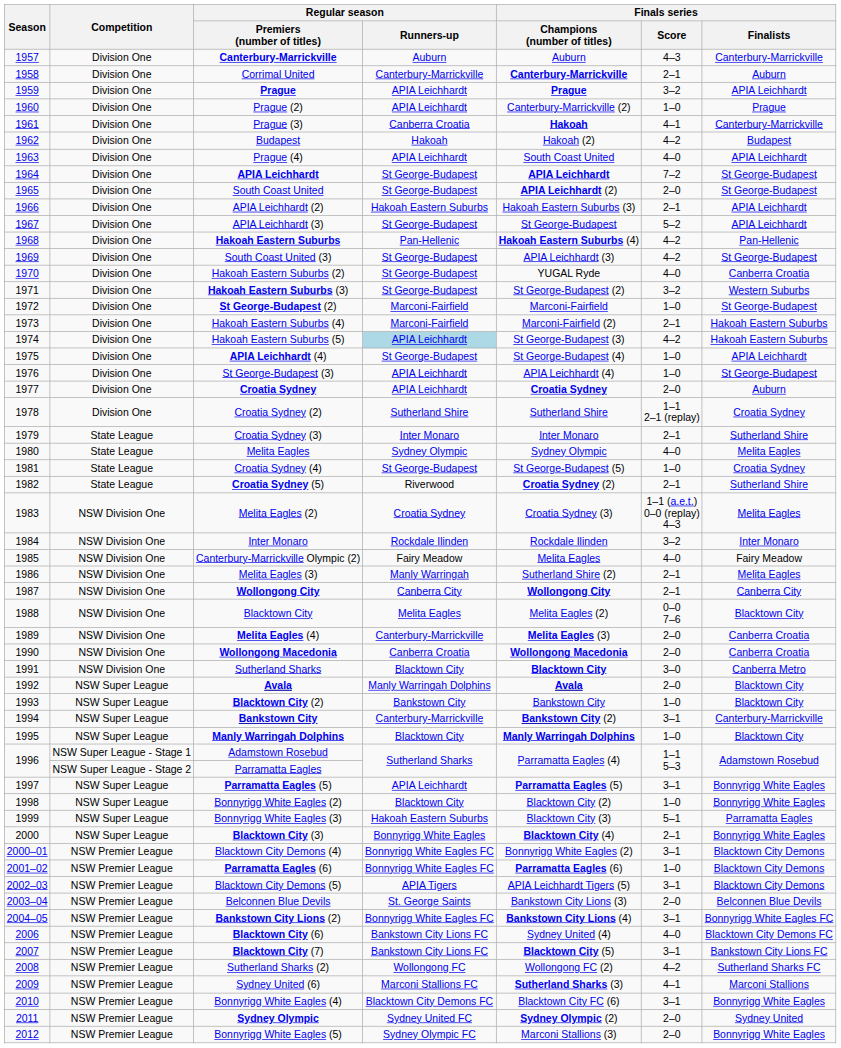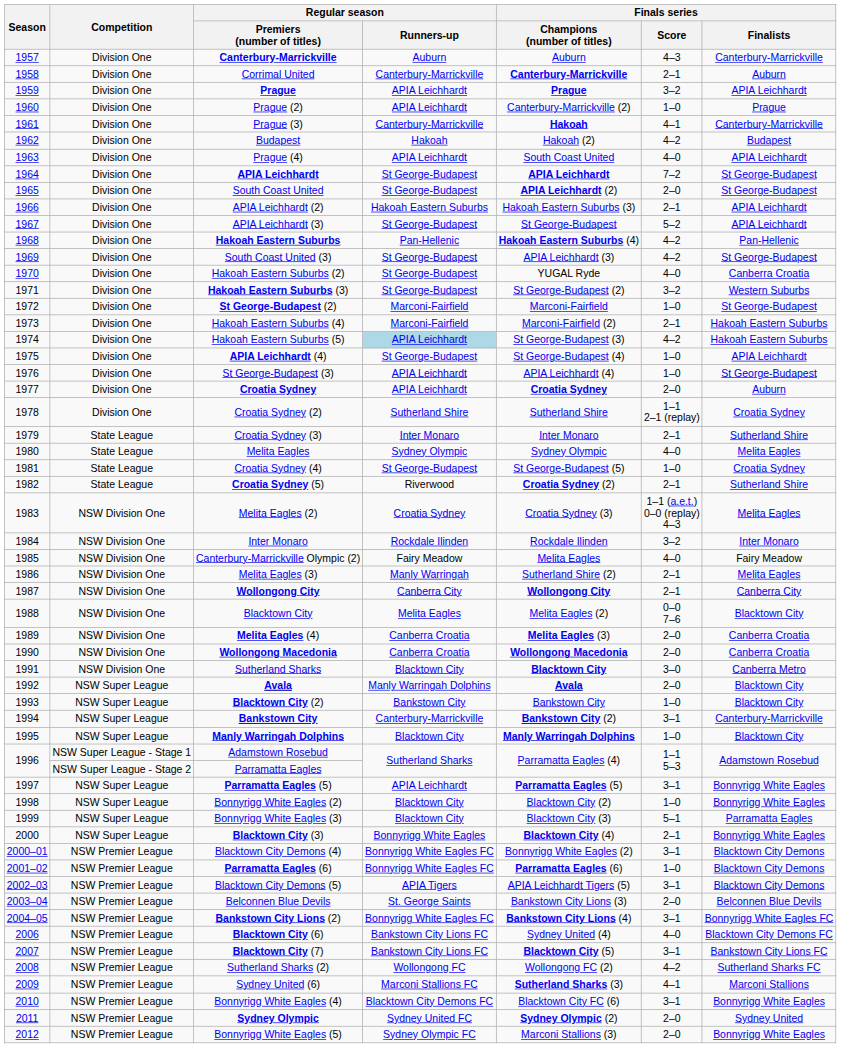(429, 124) Canberra Croatia -> (429, 124) Canterbury-Marrickville
(429, 636) Canterbury-Marrickville -> (429, 636) Canberra Croatia
(429, 819) Hakoah Eastern Suburbs -> (429, 819) Blacktown City
